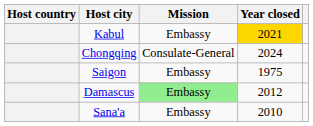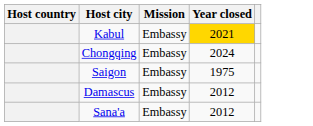(188, 53) Consulate-General -> (164, 53) Embassy
(188, 92) lightgreen background -> (164, 92) no background
(270, 111) 2010 -> (222, 111) 2012
